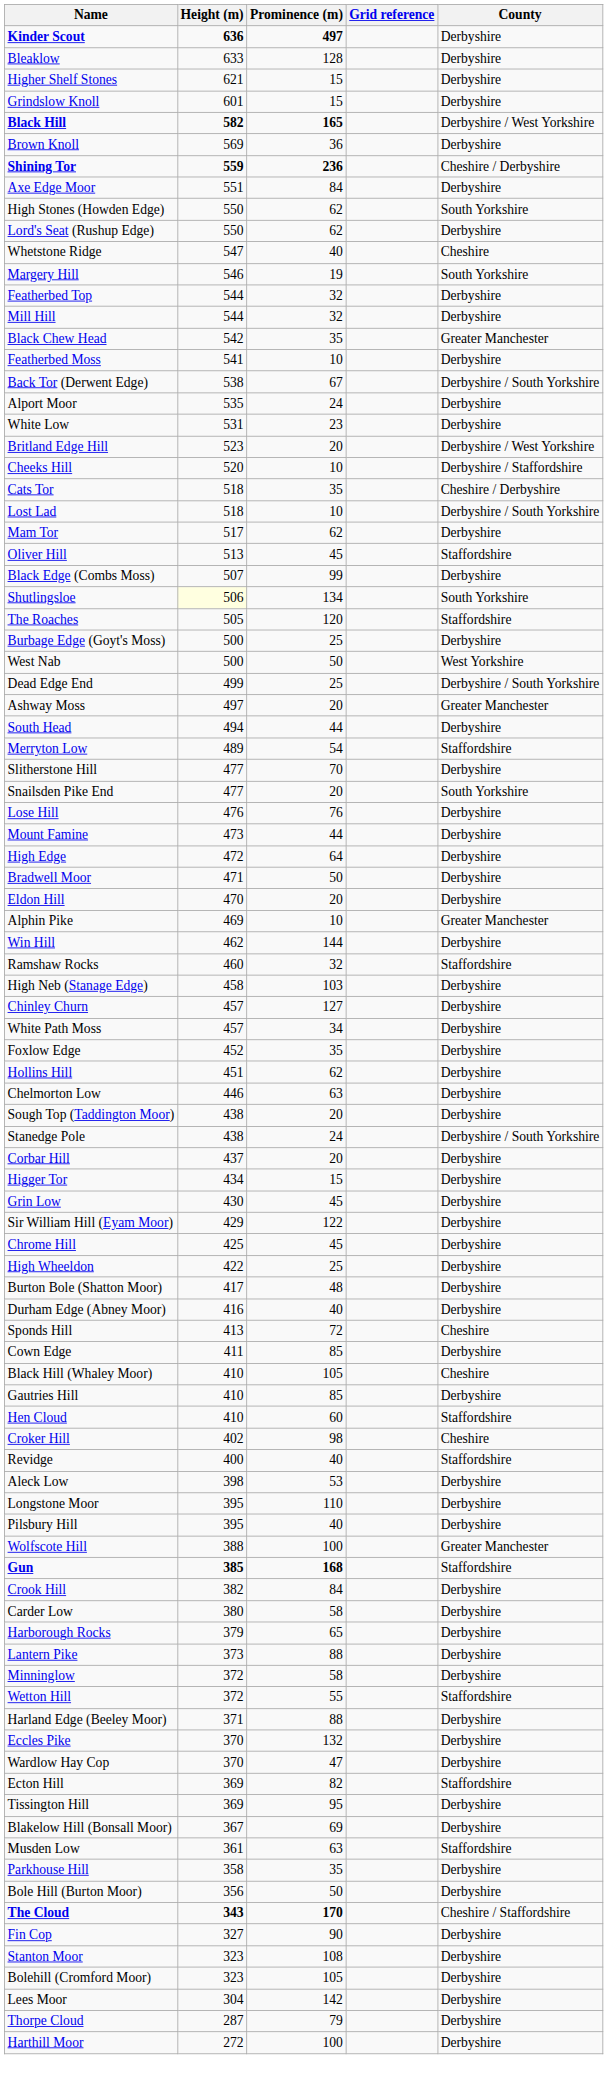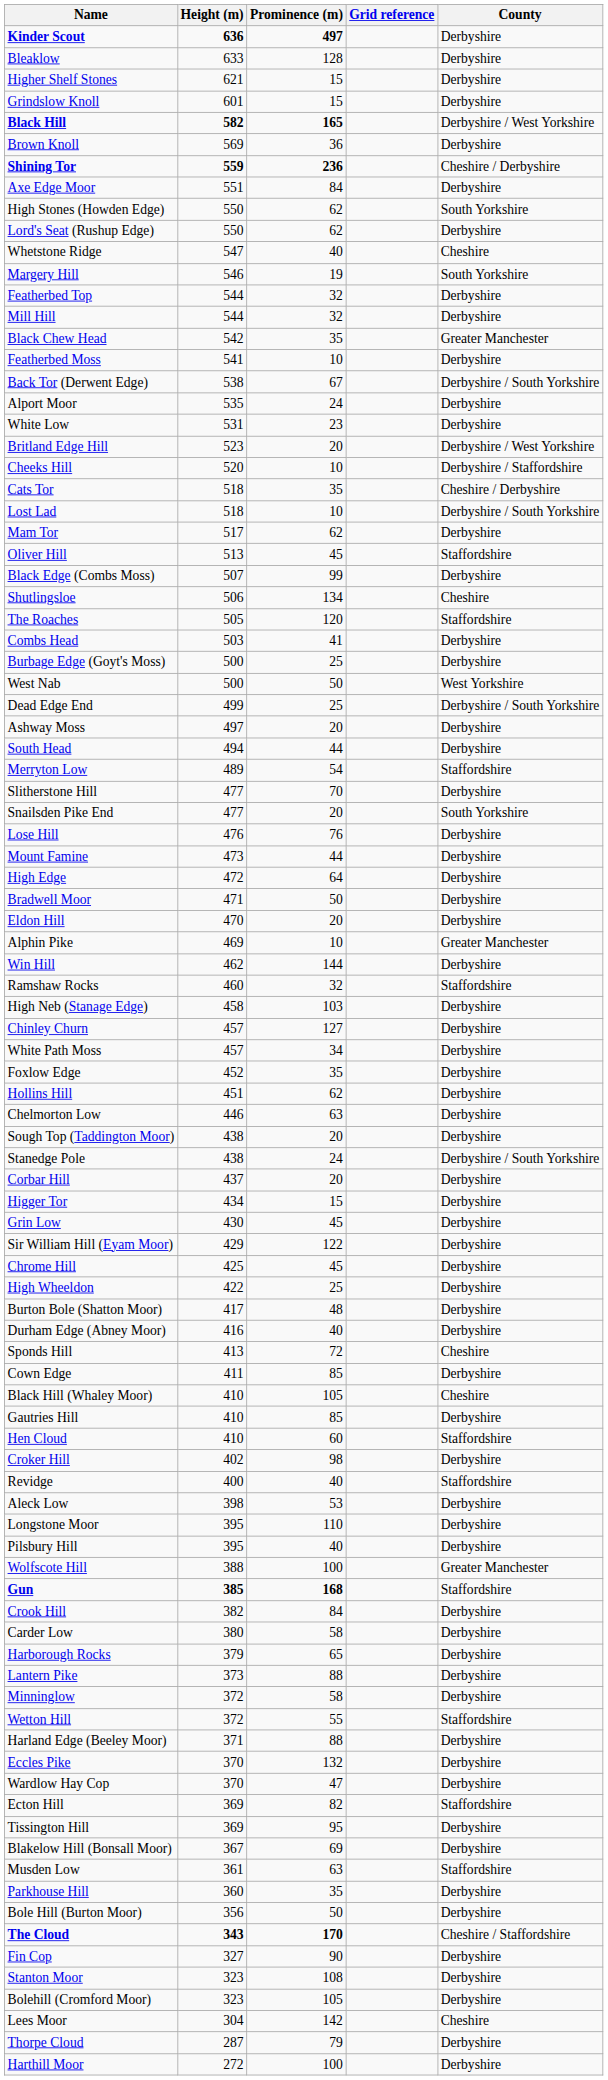(233, 597) lightyellow background -> (233, 597) no background
(484, 597) South Yorkshire -> (465, 597) Cheshire
+ row: (43, 640)
(494, 705) Greater Manchester -> (471, 727) Derbyshire
(465, 1438) Cheshire -> (471, 1460) Derbyshire
(233, 1870) 358 -> (233, 1891) 360
(471, 1999) Derbyshire -> (465, 2021) Cheshire
